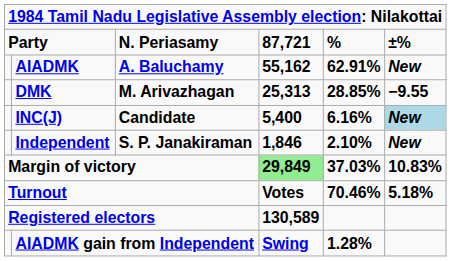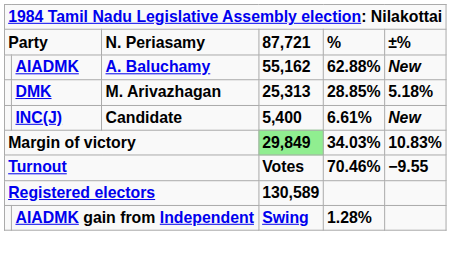(354, 67) 62.91% -> (354, 67) 62.88%
(408, 92) −9.55 -> (411, 92) 5.18%
(349, 117) 6.16% -> (349, 117) 6.61%
(404, 117) lightblue background -> (404, 117) no background
- row: (63, 142)
(354, 167) 37.03% -> (354, 142) 34.03%
(411, 192) 5.18% -> (408, 167) −9.55
